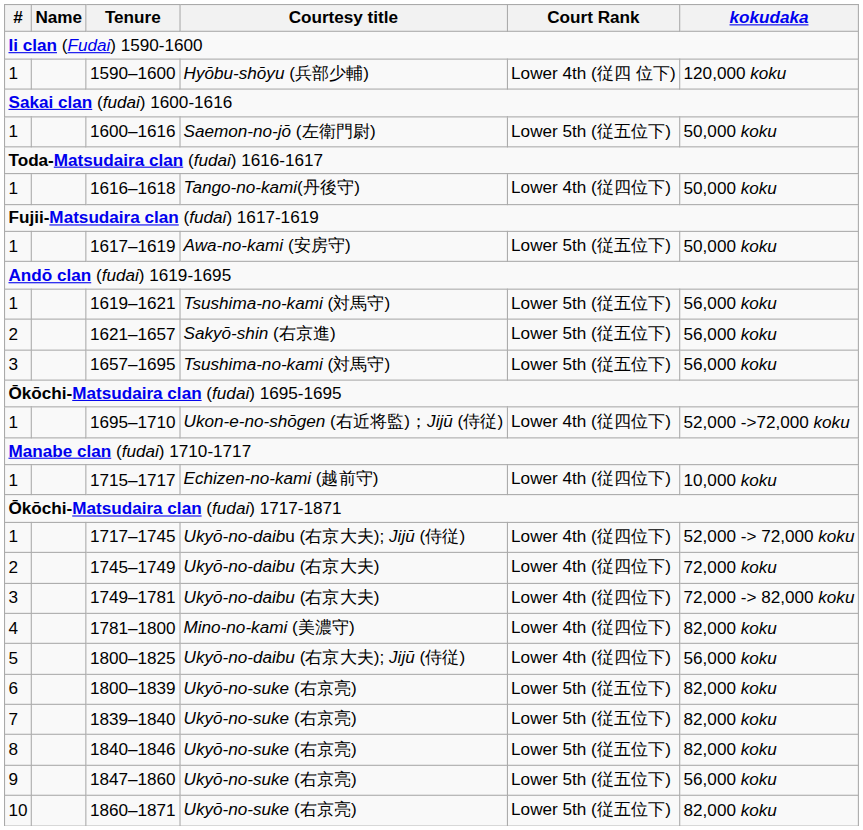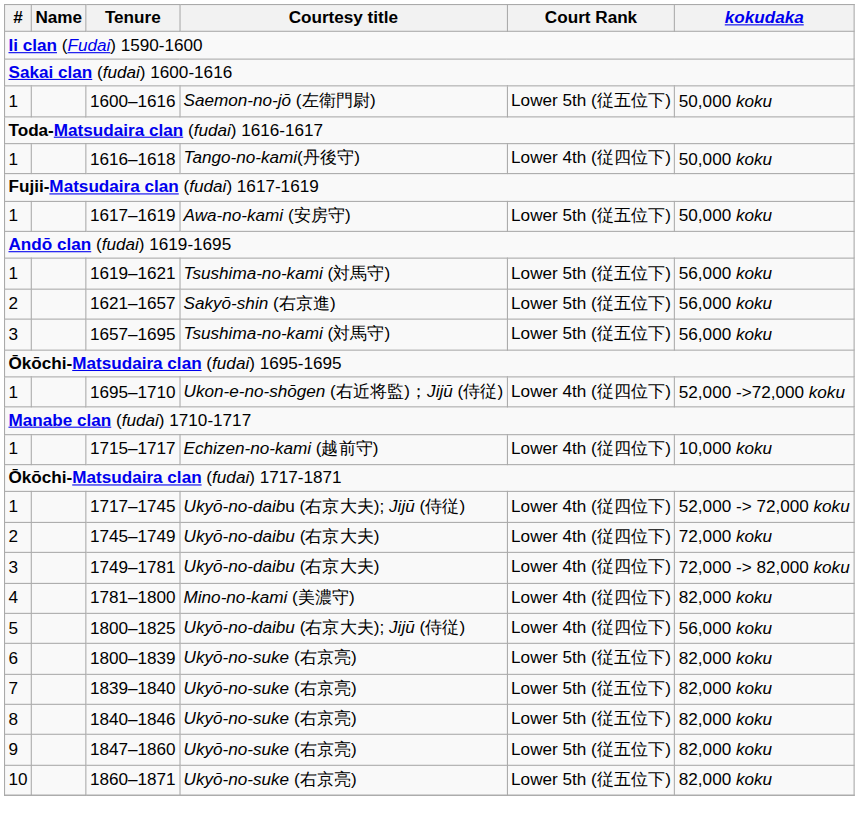- row: (133, 73)
(730, 780) 56,000 koku -> (725, 749) 82,000 koku
